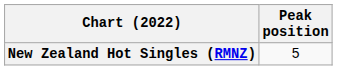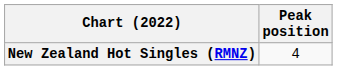(296, 54) 5 -> (296, 54) 4
